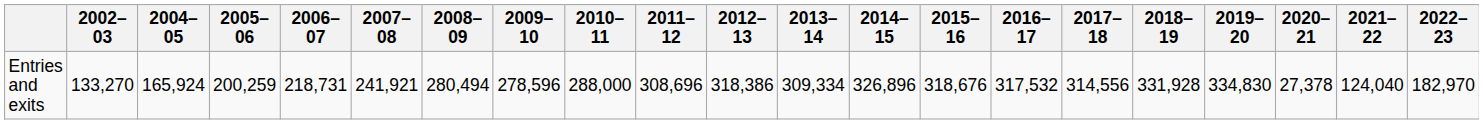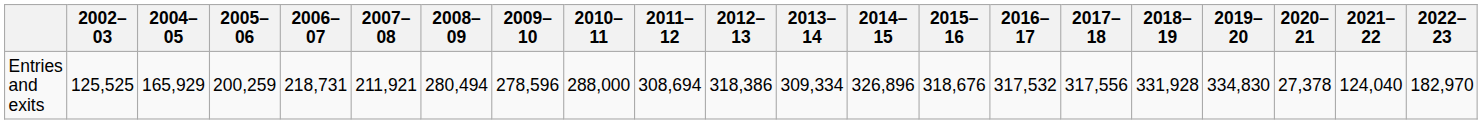(102, 85) 133,270 -> (102, 85) 125,525
(173, 85) 165,924 -> (173, 85) 165,929
(387, 85) 241,921 -> (386, 85) 211,921
(671, 85) 308,696 -> (670, 85) 308,694
(1098, 85) 314,556 -> (1096, 85) 317,556
